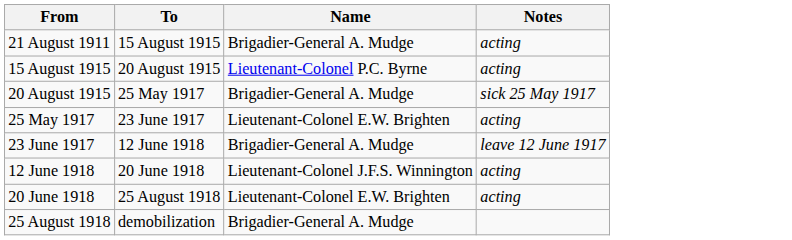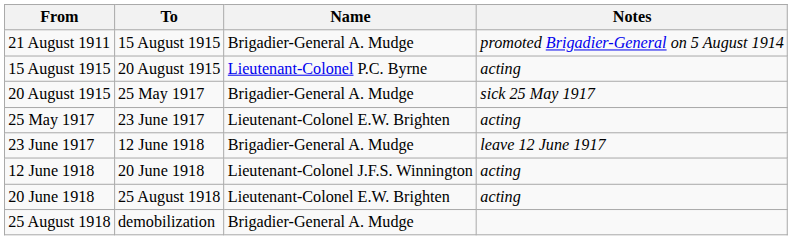(501, 42) acting -> (632, 42) promoted Brigadier-General on 5 August 1914
